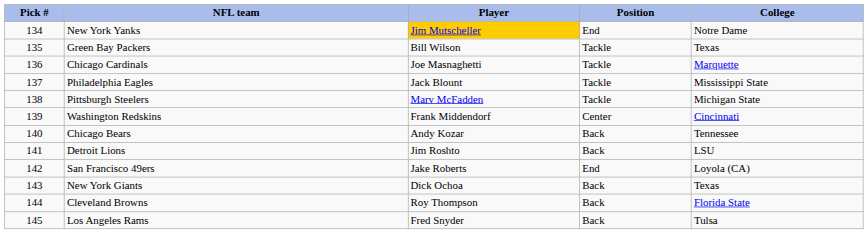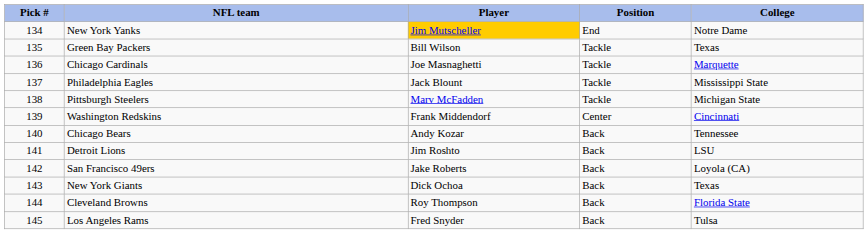(591, 168) End -> (593, 168) Back
